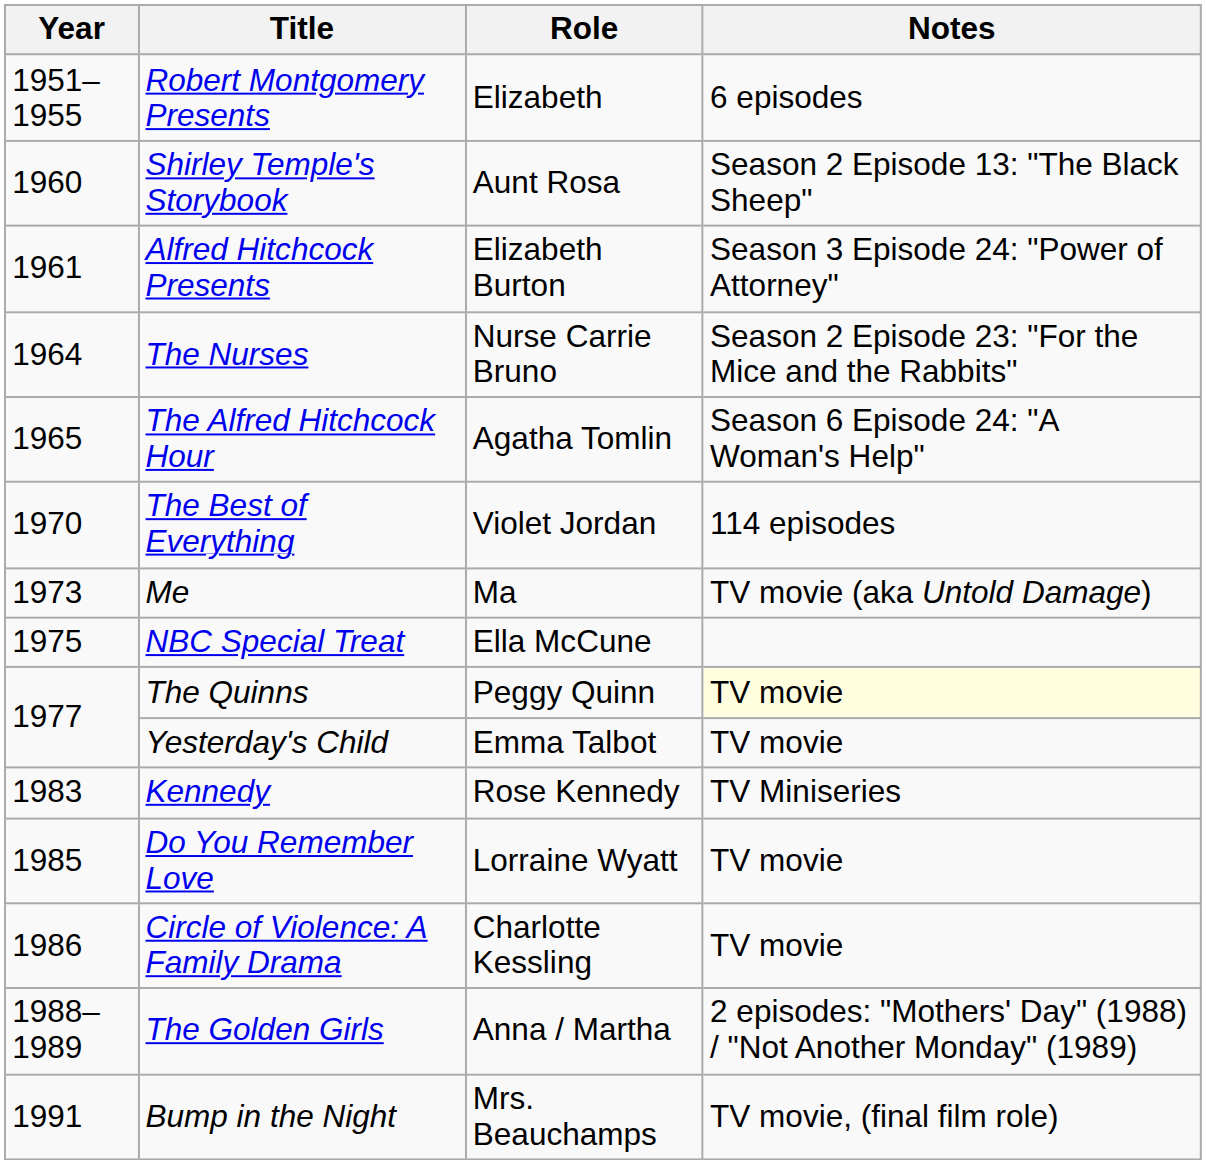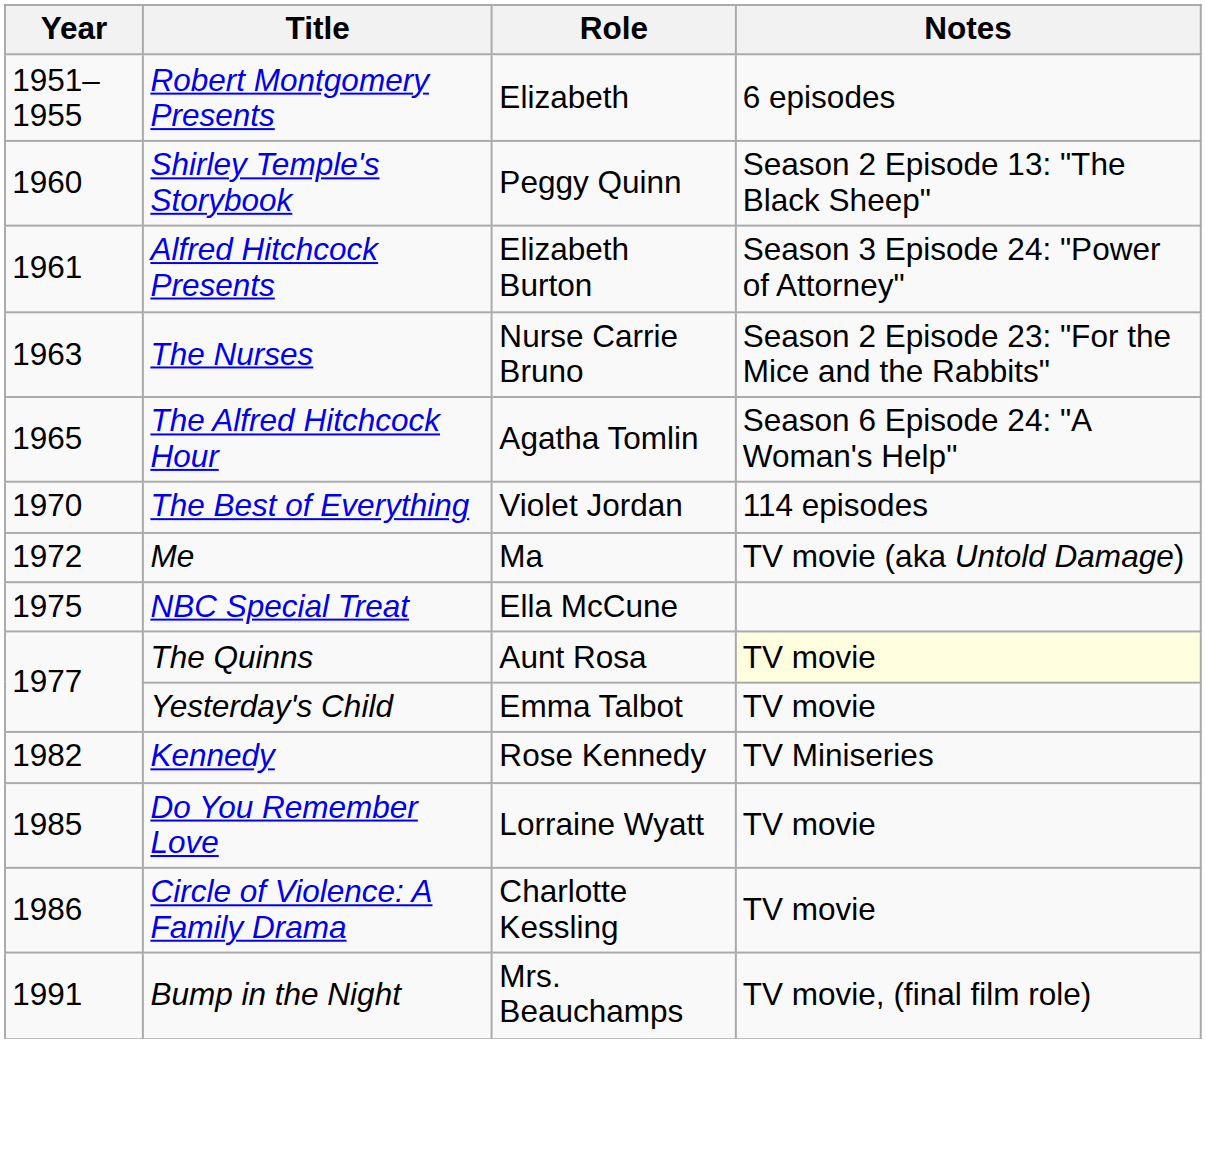(546, 182) Aunt Rosa -> (590, 182) Peggy Quinn
(47, 353) 1964 -> (47, 353) 1963
(47, 592) 1973 -> (47, 556) 1972
(564, 692) Peggy Quinn -> (573, 656) Aunt Rosa
(47, 792) 1983 -> (47, 756) 1982
- row: (265, 1030)
